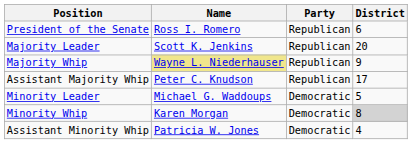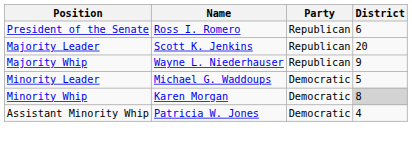(219, 63) khaki background -> (219, 63) no background
- row: (78, 80)
